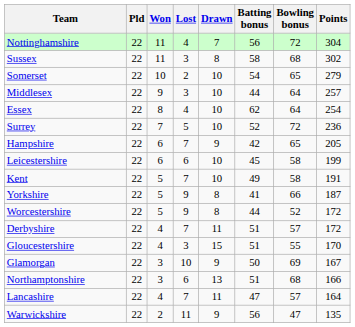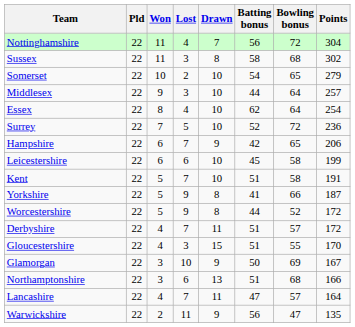(333, 144) 205 -> (333, 144) 206
(254, 178) 49 -> (254, 178) 51
